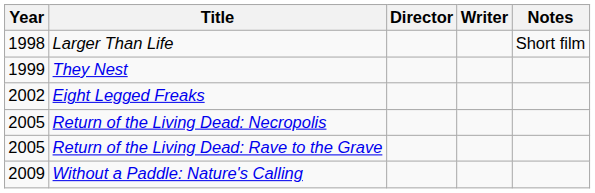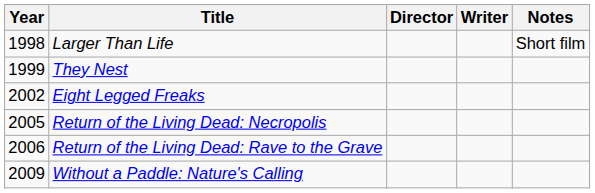(27, 148) 2005 -> (27, 148) 2006
